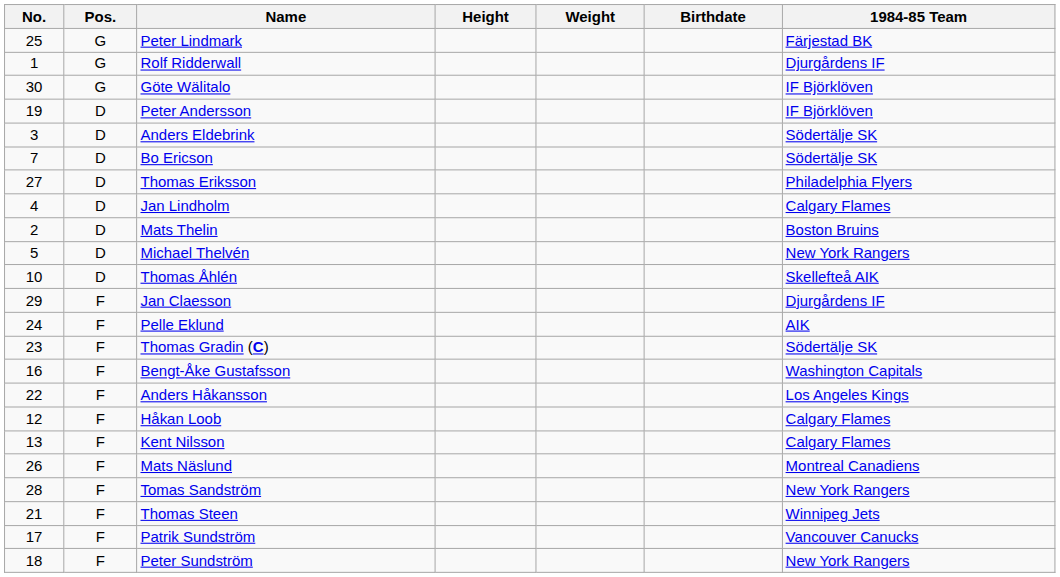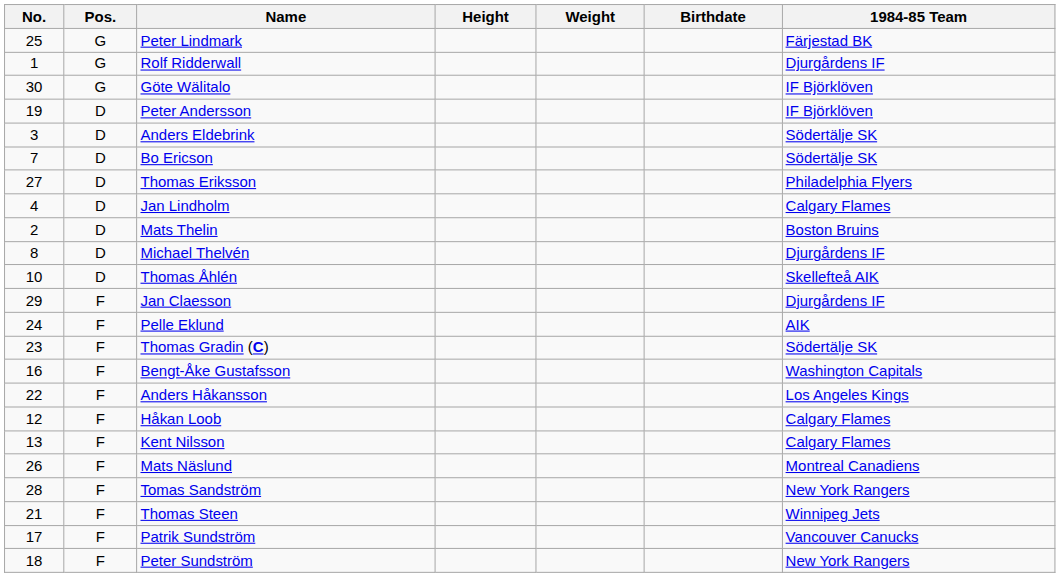(34, 253) 5 -> (34, 253) 8
(848, 253) New York Rangers -> (835, 253) Djurgårdens IF
